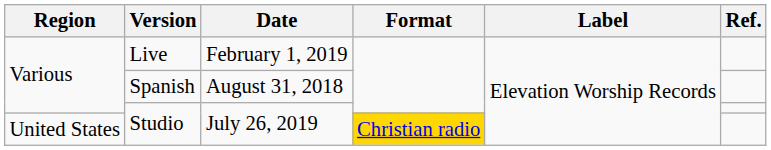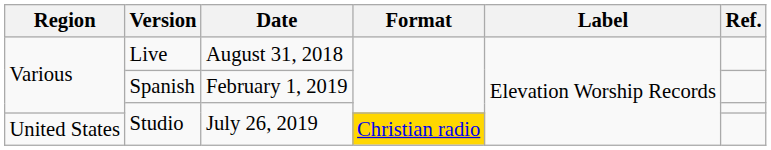(277, 53) February 1, 2019 -> (274, 53) August 31, 2018
(274, 86) August 31, 2018 -> (277, 86) February 1, 2019
